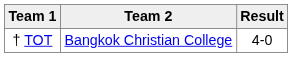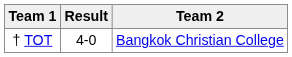columns swapped: (262, 16) <-> (148, 16)
